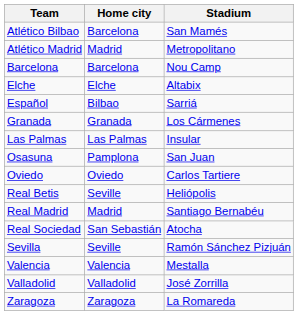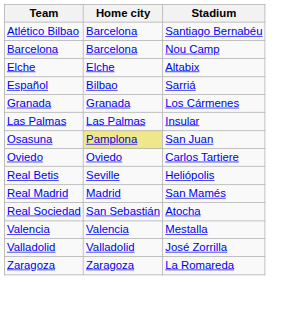(197, 31) San Mamés -> (214, 31) Santiago Bernabéu
- row: (45, 49)
(113, 157) no background -> (112, 139) khaki background
(215, 211) Santiago Bernabéu -> (196, 193) San Mamés
- row: (24, 247)
